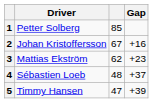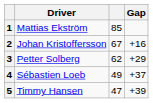(48, 28) Petter Solberg -> (52, 28) Mattias Ekström
(52, 59) Mattias Ekström -> (48, 59) Petter Solberg
(138, 59) +23 -> (138, 59) +29
(117, 75) 48 -> (117, 75) 49
